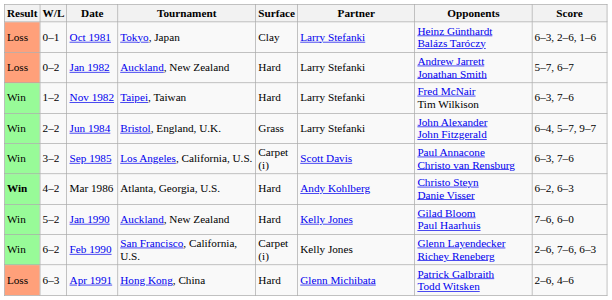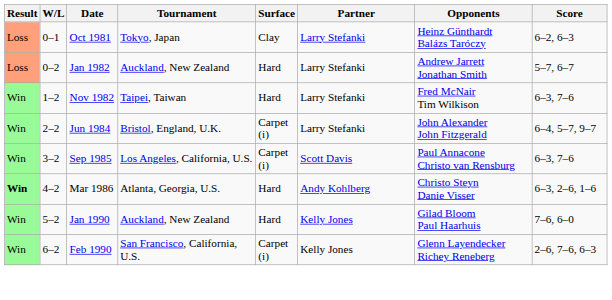(565, 37) 6–3, 2–6, 1–6 -> (554, 37) 6–2, 6–3
(271, 128) Grass -> (273, 128) Carpet (i)
(554, 189) 6–2, 6–3 -> (565, 189) 6–3, 2–6, 1–6
- row: (91, 280)
